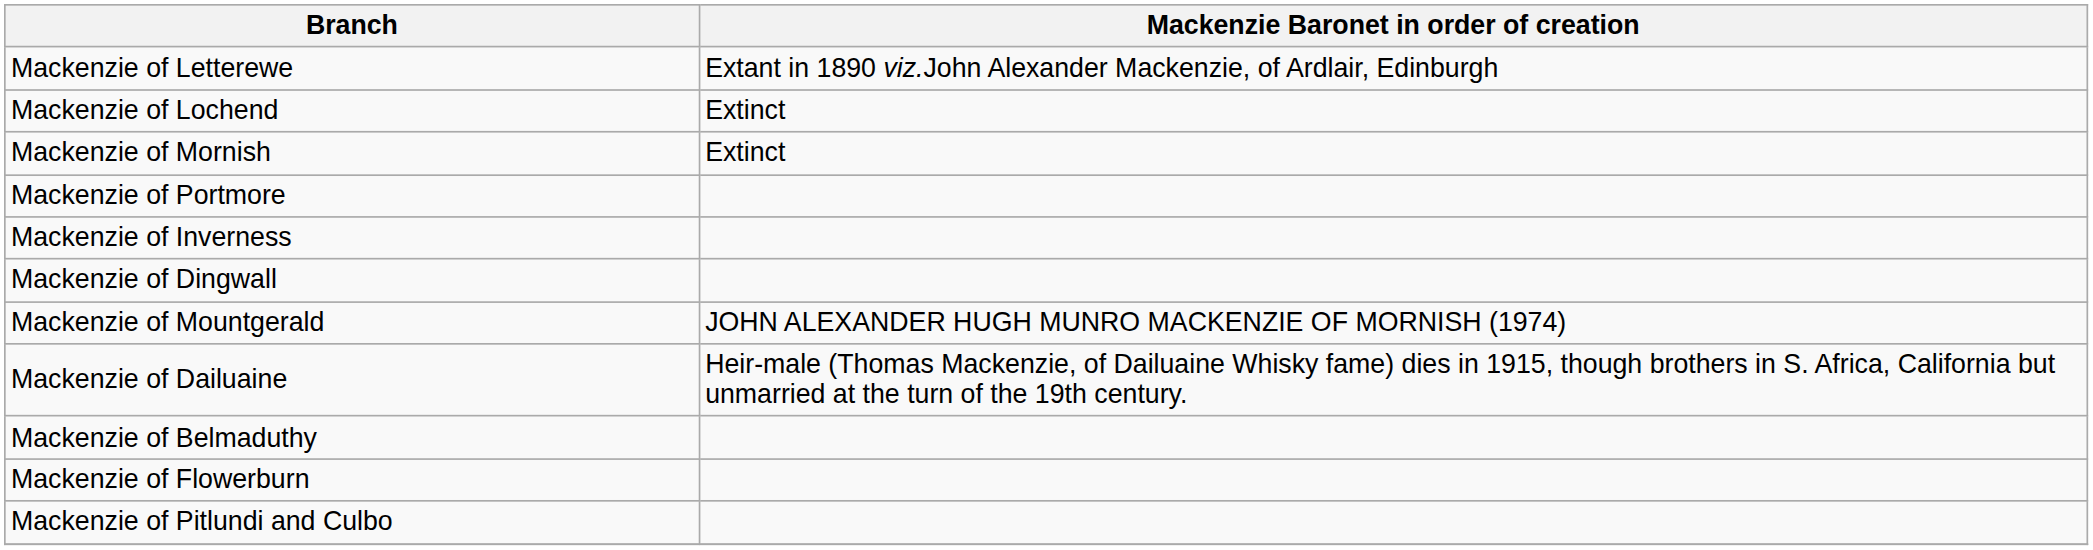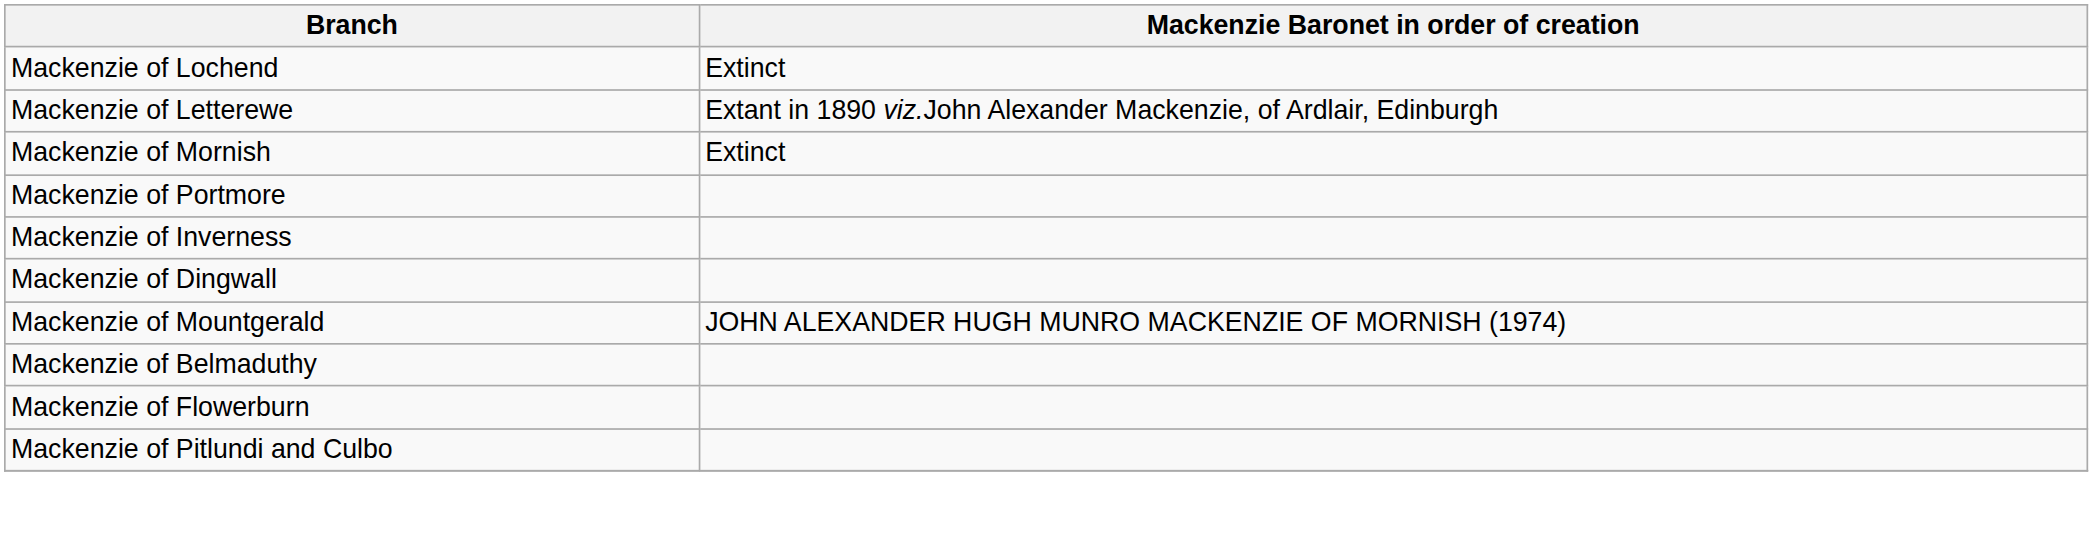rows swapped: (145, 110) <-> (152, 68)
- row: (149, 379)
